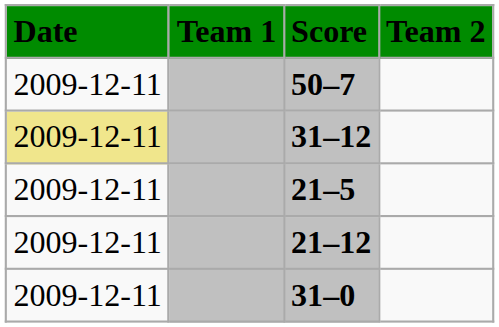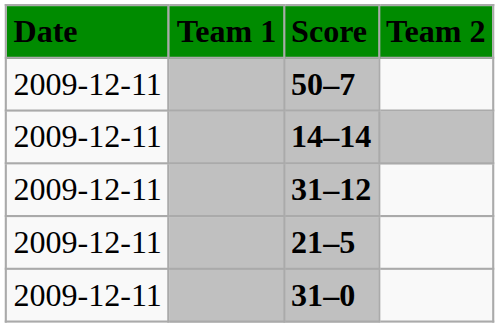+ row: (331, 136)
(88, 136) khaki background -> (88, 189) no background
- row: (331, 242)
